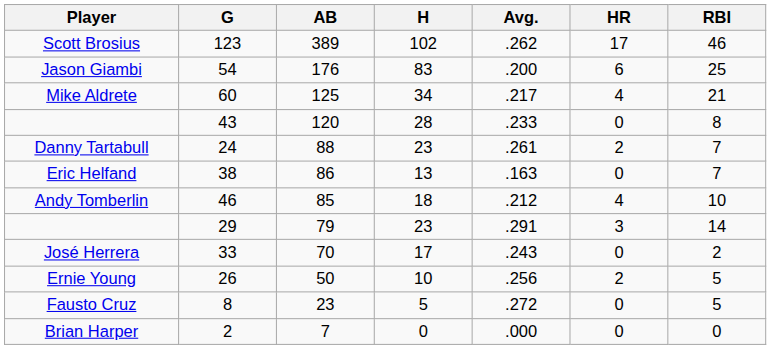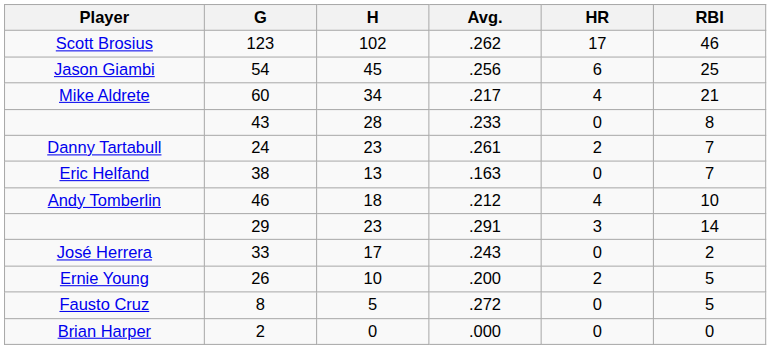- column: (325, 17)
(423, 69) 83 -> (373, 69) 45
(521, 69) .200 -> (485, 69) .256
(521, 278) .256 -> (485, 278) .200
